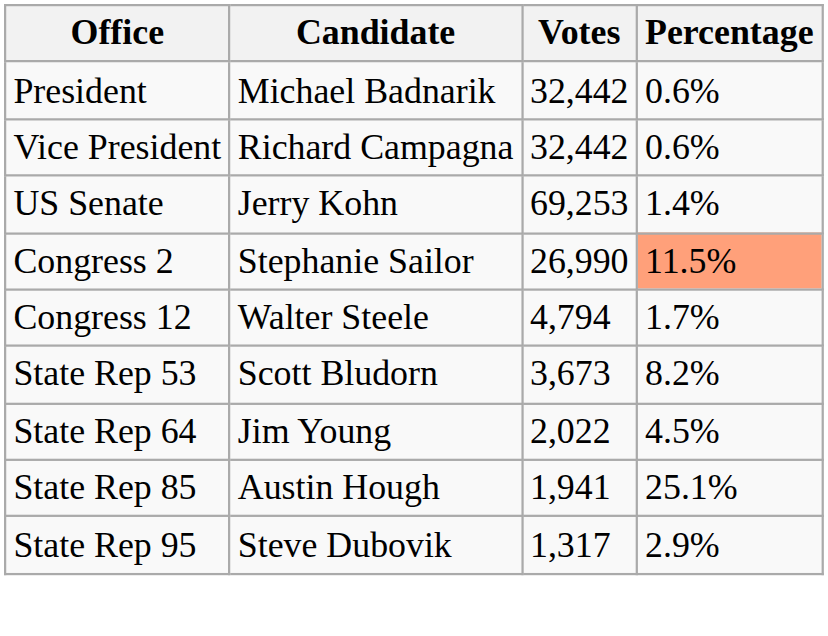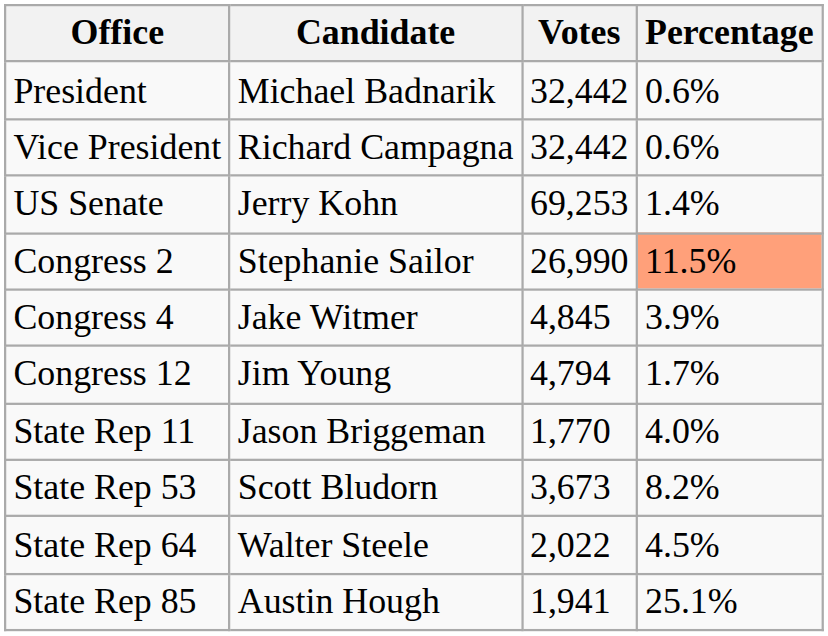+ row: (94, 317)
(333, 317) Walter Steele -> (314, 373) Jim Young
+ row: (104, 430)
(314, 430) Jim Young -> (333, 544) Walter Steele
- row: (105, 544)
